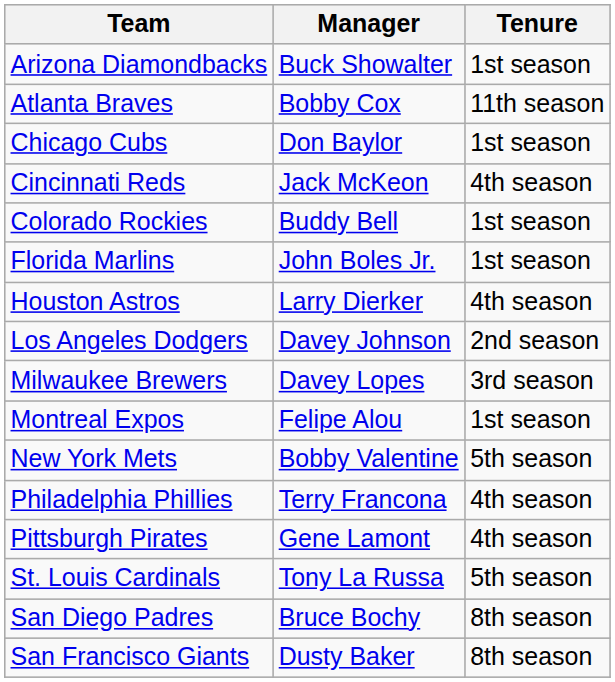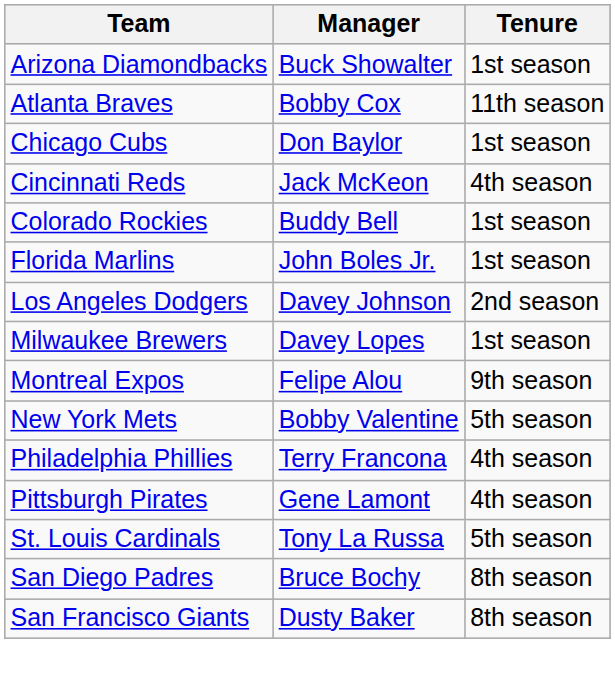- row: (95, 301)
(532, 380) 3rd season -> (531, 340) 1st season
(531, 420) 1st season -> (531, 380) 9th season
